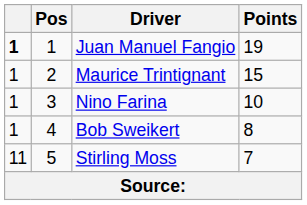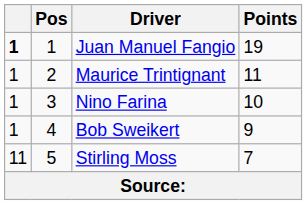(253, 75) 15 -> (253, 75) 11
(248, 130) 8 -> (248, 130) 9
